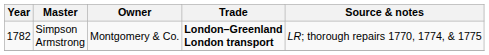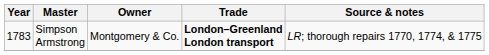(19, 36) 1782 -> (19, 36) 1783
